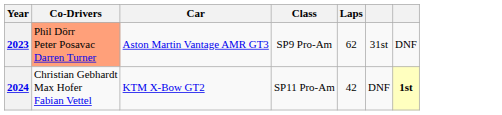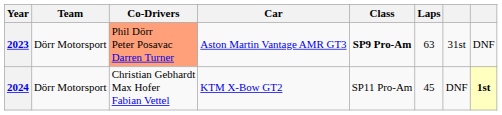+ column: (70, 13)
(304, 44) normal -> (382, 44) bold
(351, 44) 62 -> (429, 44) 63
(351, 88) 42 -> (429, 88) 45
